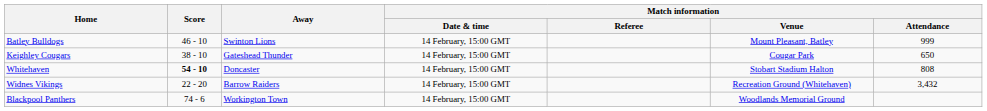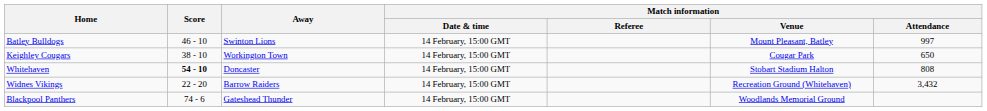(927, 40) 999 -> (927, 40) 997
(258, 55) Gateshead Thunder -> (256, 55) Workington Town
(256, 98) Workington Town -> (258, 98) Gateshead Thunder
